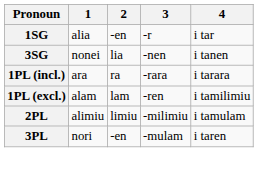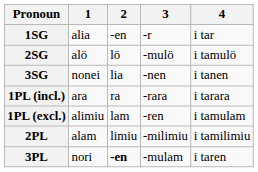+ row: (36, 55)
(84, 95) alam -> (88, 116) alimiu
(222, 95) i tamilimiu -> (220, 116) i tamulam
(88, 116) alimiu -> (84, 136) alam
(220, 116) i tamulam -> (222, 136) i tamilimiu
(118, 136) normal -> (119, 156) bold
